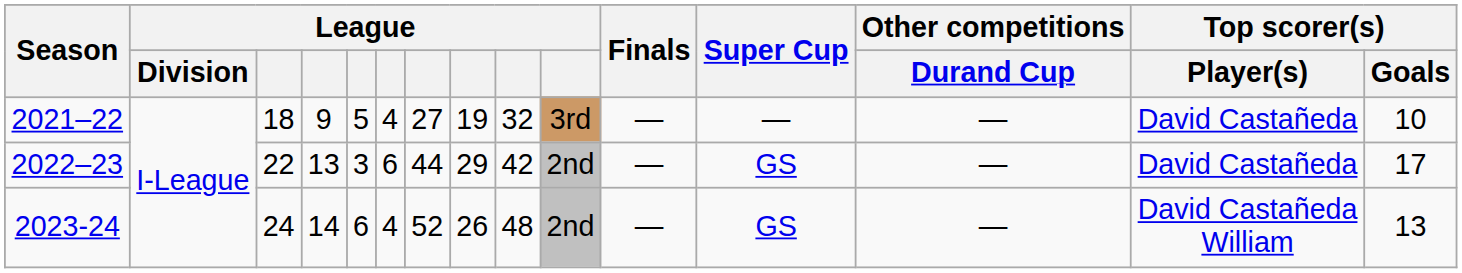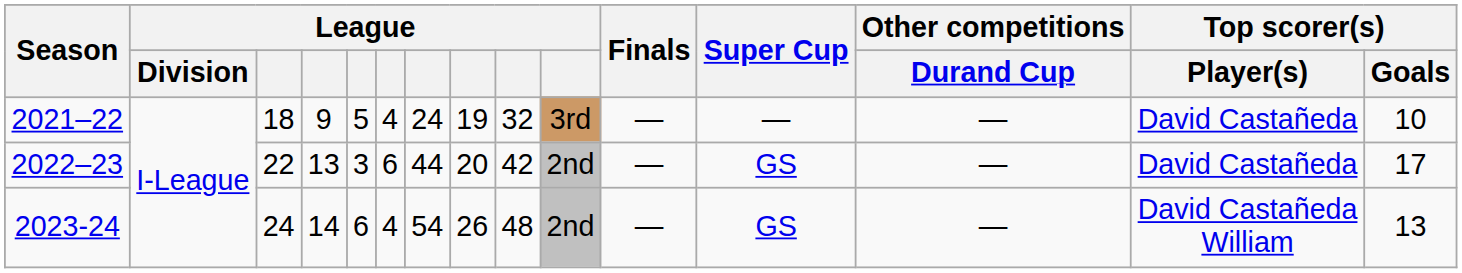(427, 118) 27 -> (427, 118) 24
(472, 164) 29 -> (472, 164) 20
(427, 226) 52 -> (427, 226) 54
